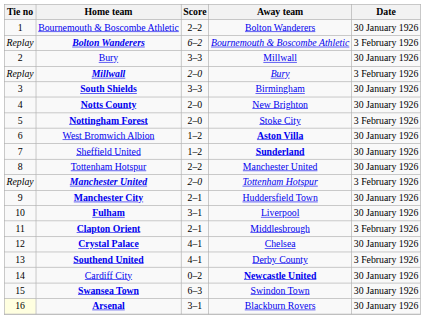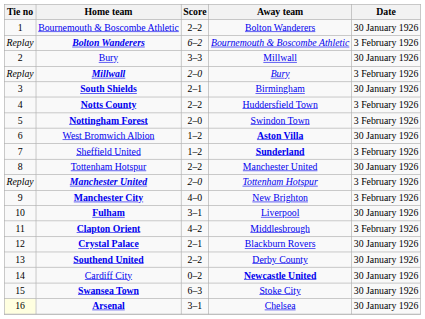(195, 89) 3–3 -> (195, 89) 2–1
(195, 105) 2–0 -> (195, 105) 2–2
(280, 105) New Brighton -> (280, 105) Huddersfield Town
(386, 105) 30 January 1926 -> (386, 105) 3 February 1926
(280, 120) Stoke City -> (280, 120) Swindon Town
(386, 151) 30 January 1926 -> (386, 151) 3 February 1926
(195, 197) 2–1 -> (195, 197) 4–0
(280, 197) Huddersfield Town -> (280, 197) New Brighton
(386, 197) 30 January 1926 -> (386, 197) 3 February 1926
(195, 228) 2–1 -> (195, 228) 4–2
(195, 244) 4–1 -> (195, 244) 2–1
(280, 244) Chelsea -> (280, 244) Blackburn Rovers
(195, 259) 4–1 -> (195, 259) 2–2
(386, 259) 3 February 1926 -> (386, 259) 30 January 1926
(280, 290) Swindon Town -> (280, 290) Stoke City
(280, 306) Blackburn Rovers -> (280, 306) Chelsea
